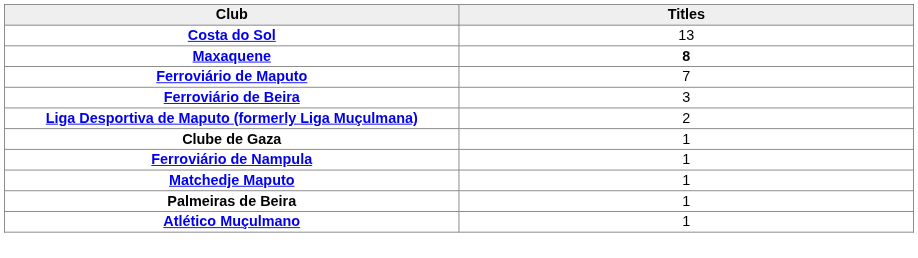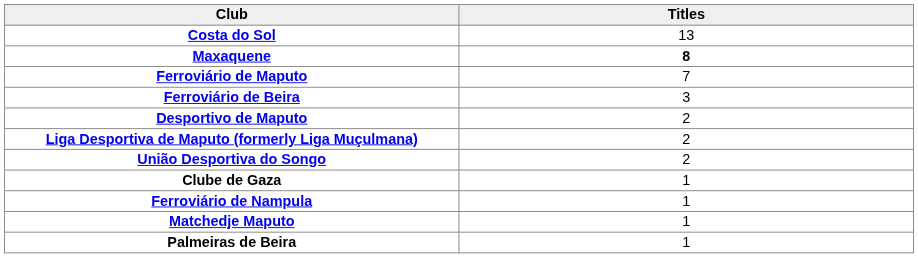+ row: (232, 118)
+ row: (232, 159)
- row: (232, 221)
